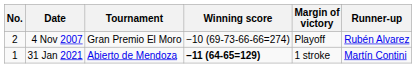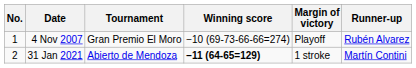(15, 40) 2 -> (15, 40) 1
(15, 55) 1 -> (15, 55) 2
